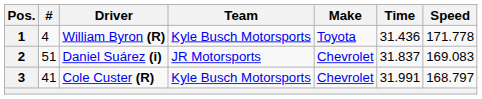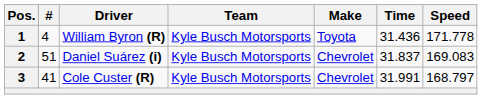(216, 57) JR Motorsports -> (241, 57) Kyle Busch Motorsports
